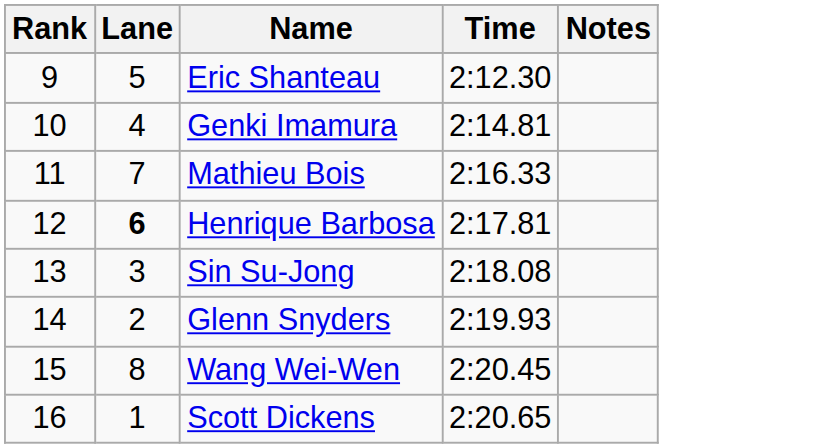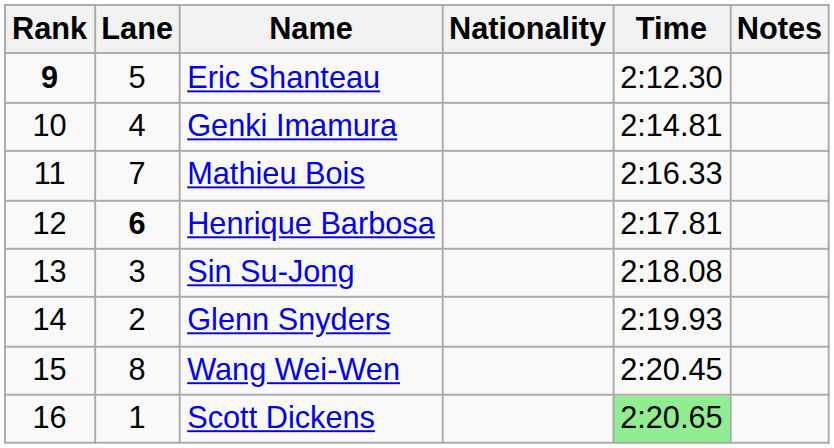+ column: (527, 28)
(50, 77) normal -> (50, 77) bold
(500, 418) no background -> (671, 418) lightgreen background
